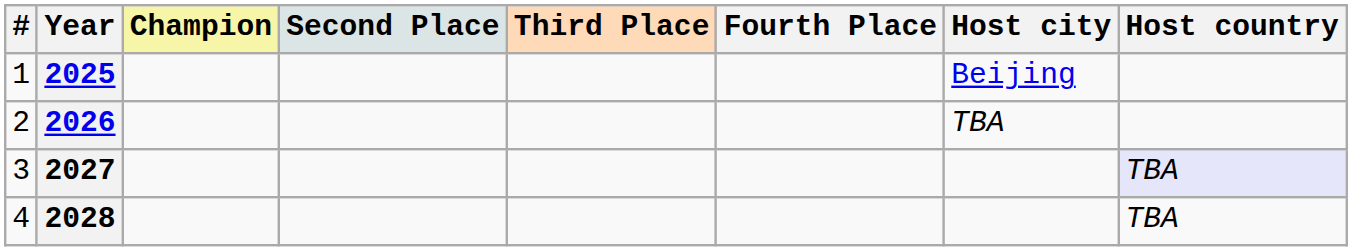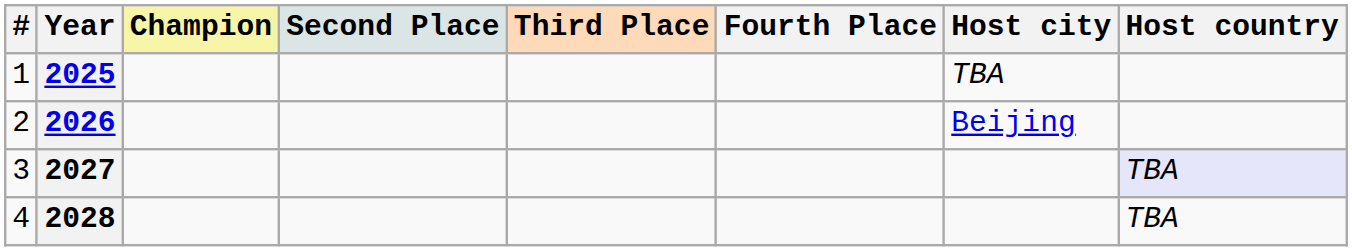(1013, 77) Beijing -> (978, 77) TBA
(978, 125) TBA -> (1013, 125) Beijing
